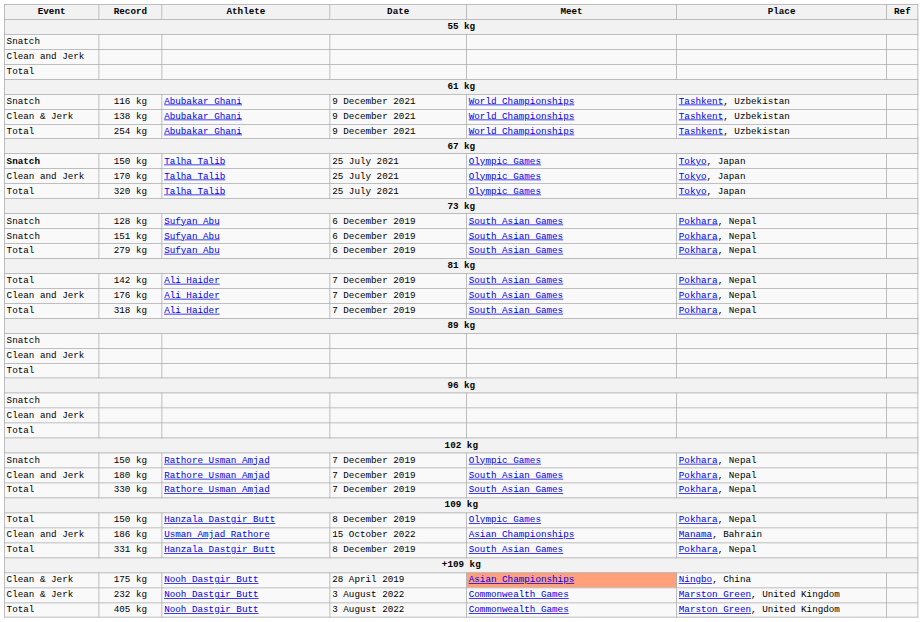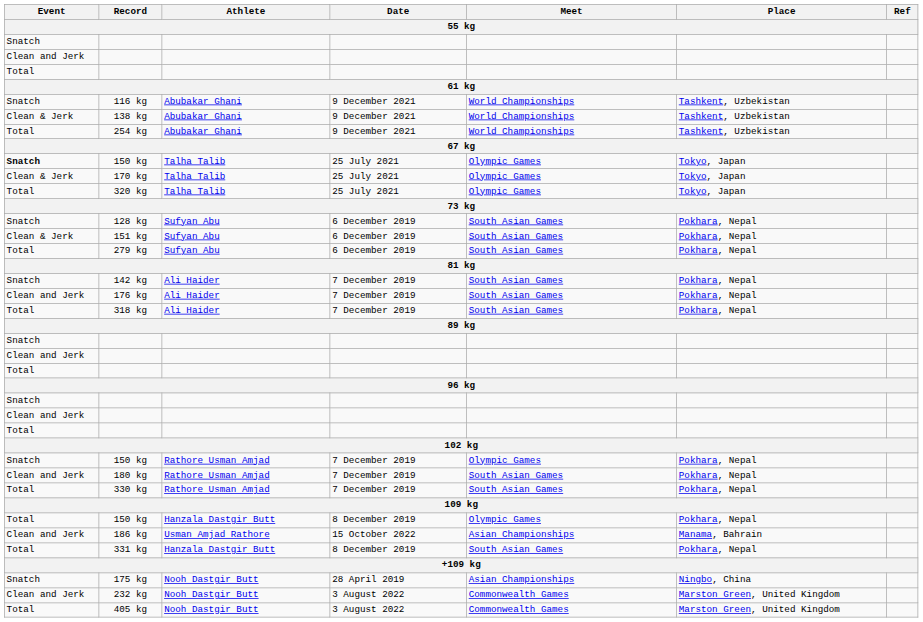(45, 177) Clean and Jerk -> (40, 177) Clean & Jerk
(23, 236) Snatch -> (40, 236) Clean & Jerk
(20, 281) Total -> (23, 281) Snatch
(40, 580) Clean & Jerk -> (23, 580) Snatch
(522, 580) lightsalmon background -> (522, 580) no background
(40, 595) Clean & Jerk -> (45, 595) Clean and Jerk
